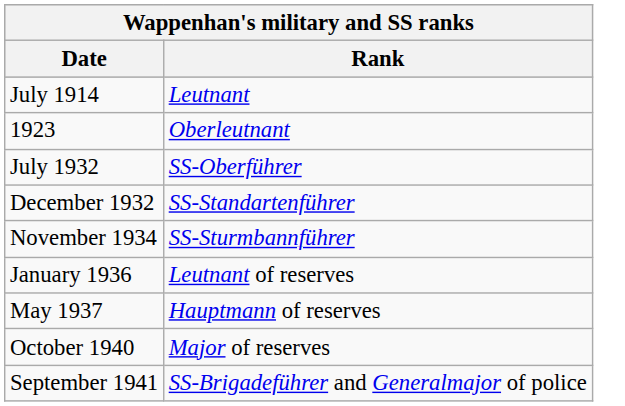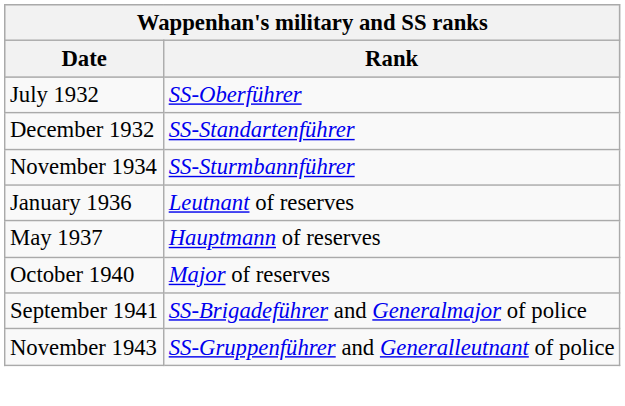- row: (54, 94)
- row: (33, 130)
+ row: (83, 346)
